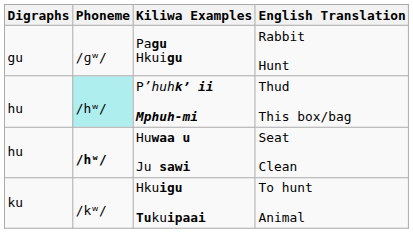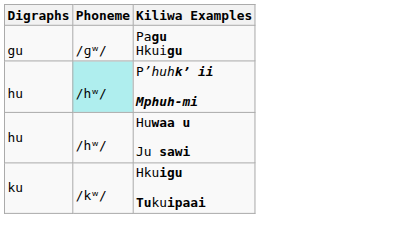- column: (332, 15)
(91, 160) bold -> (91, 145) normal
